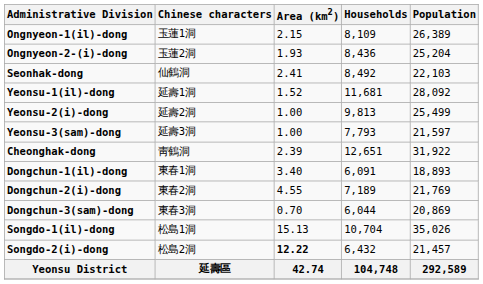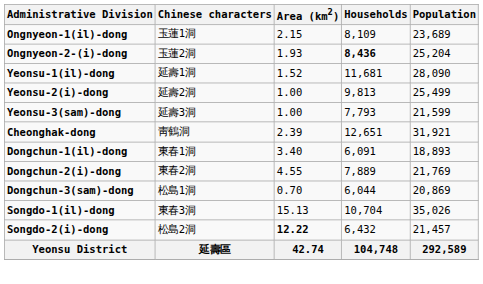(432, 34) 26,389 -> (432, 34) 23,689
(360, 54) normal -> (360, 54) bold
- row: (45, 73)
(432, 93) 28,092 -> (432, 73) 28,090
(432, 132) 21,597 -> (432, 112) 21,599
(432, 152) 31,922 -> (432, 132) 31,921
(360, 191) 7,189 -> (360, 171) 7,889
(177, 210) 東春3洞 -> (177, 190) 松島1洞
(177, 230) 松島1洞 -> (177, 210) 東春3洞
